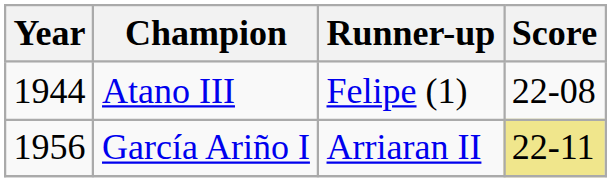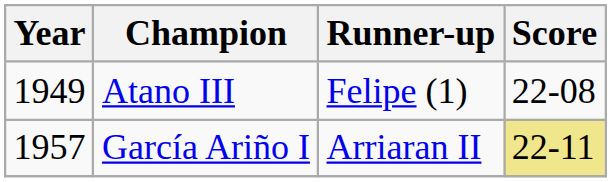(49, 90) 1944 -> (49, 90) 1949
(49, 147) 1956 -> (49, 147) 1957
